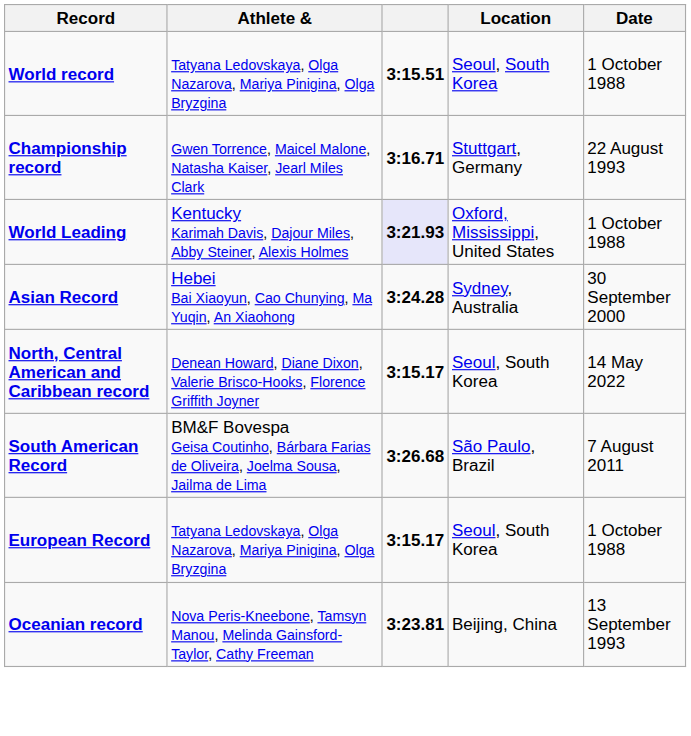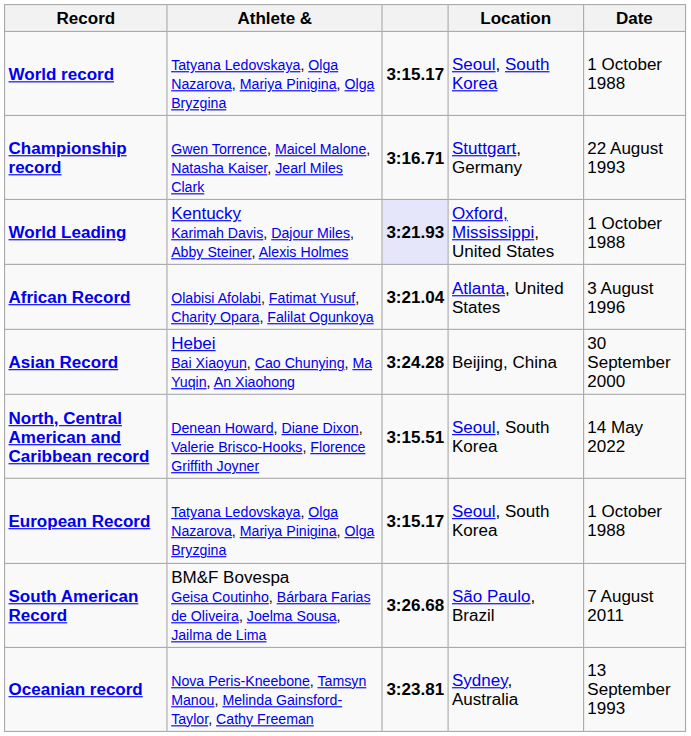(415, 74) 3:15.51 -> (415, 74) 3:15.17
+ row: (69, 297)
(485, 297) Sydney, Australia -> (504, 362) Beijing, China
(415, 372) 3:15.17 -> (415, 437) 3:15.51
rows swapped: (73, 456) <-> (79, 540)
(504, 624) Beijing, China -> (485, 689) Sydney, Australia
